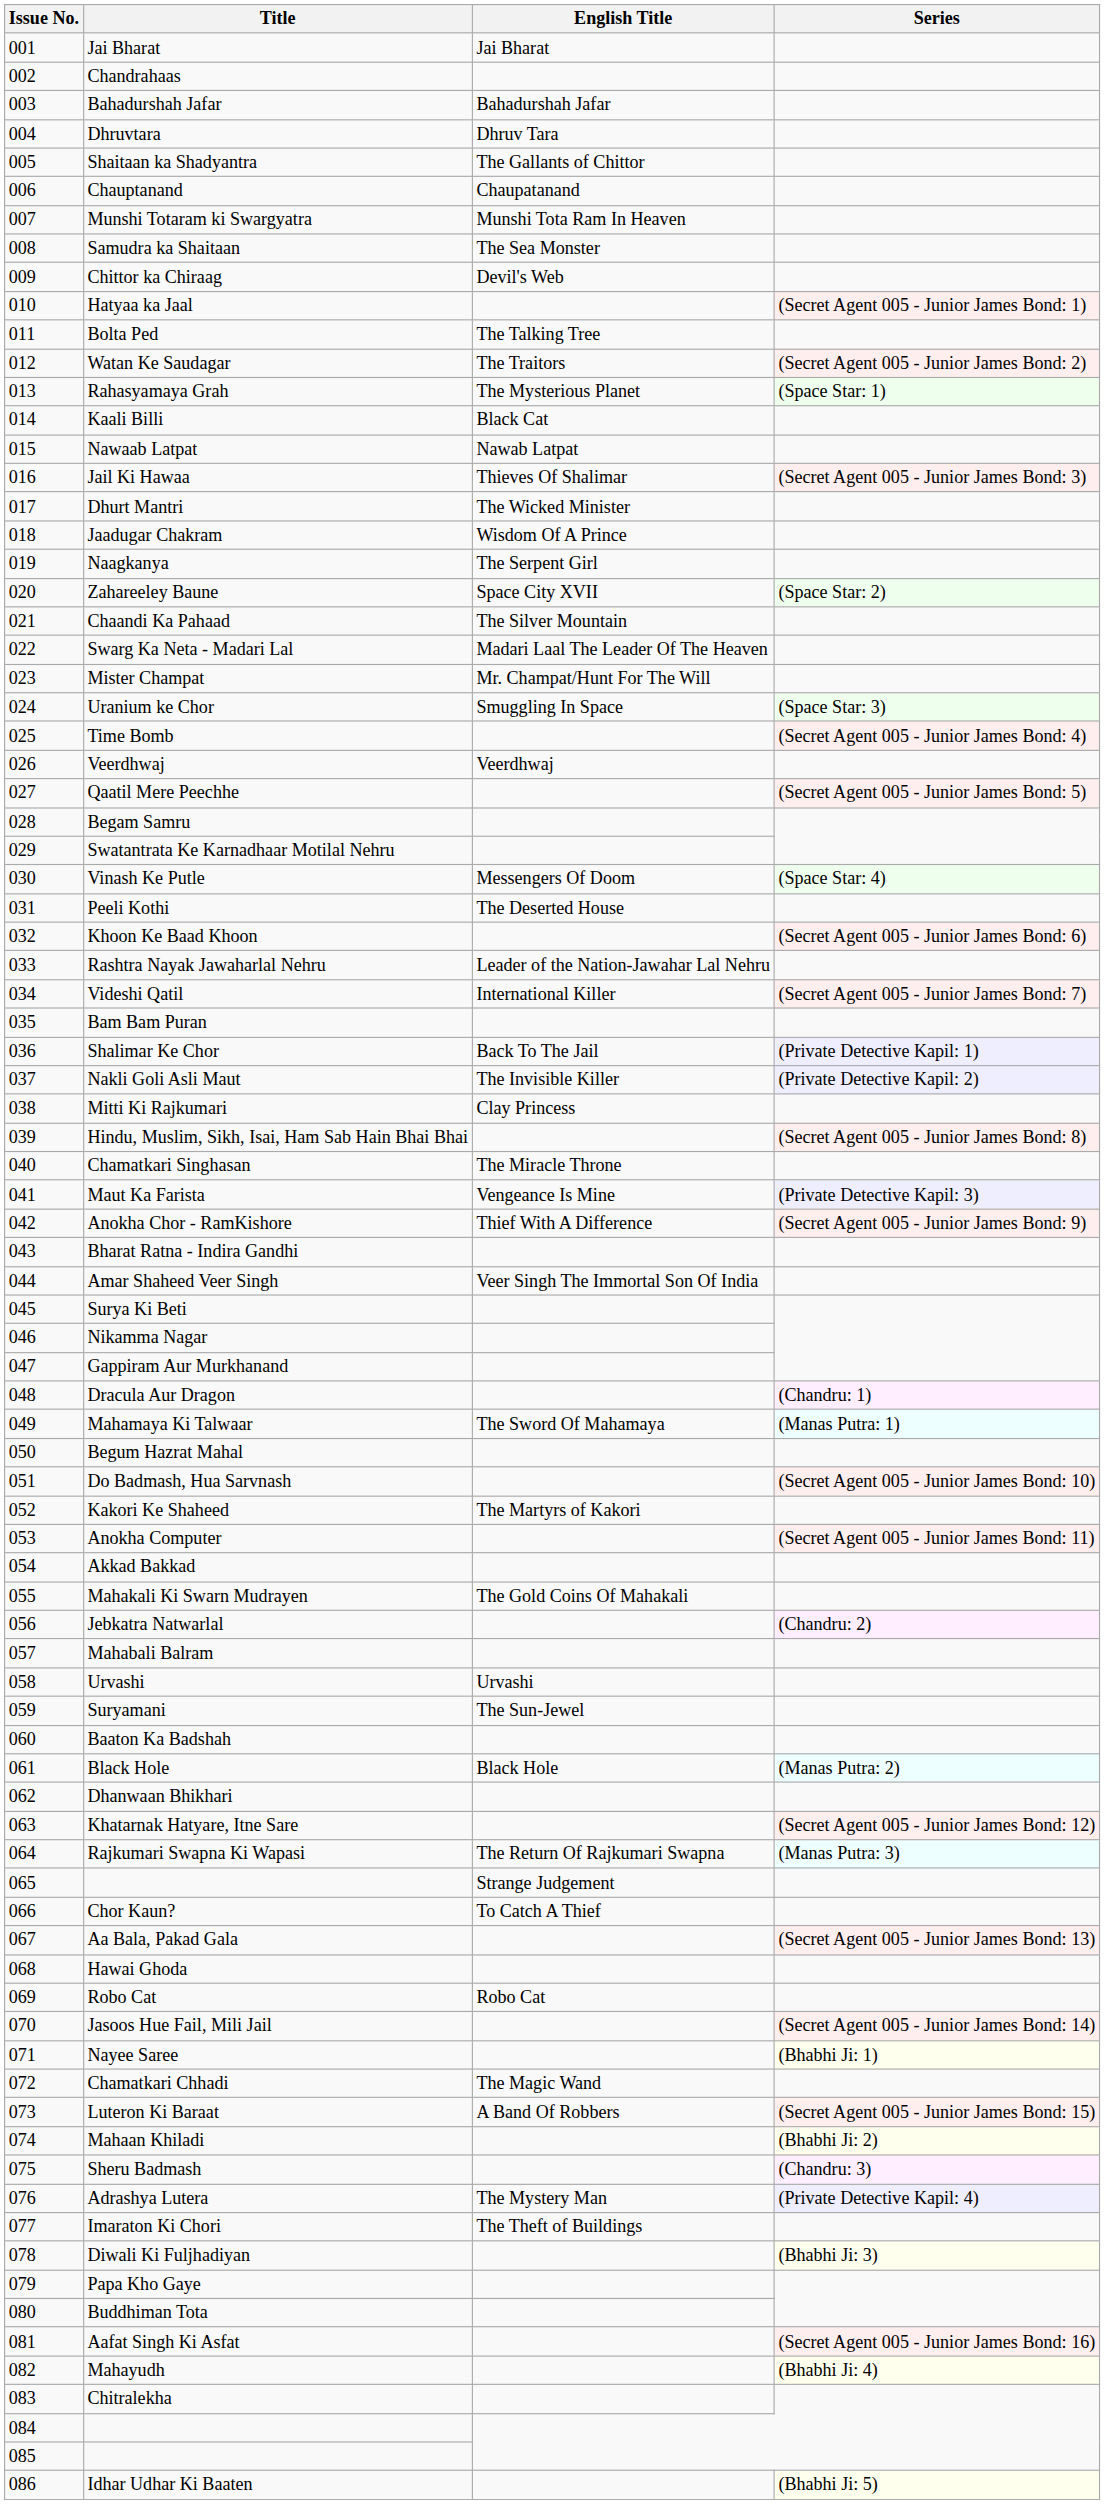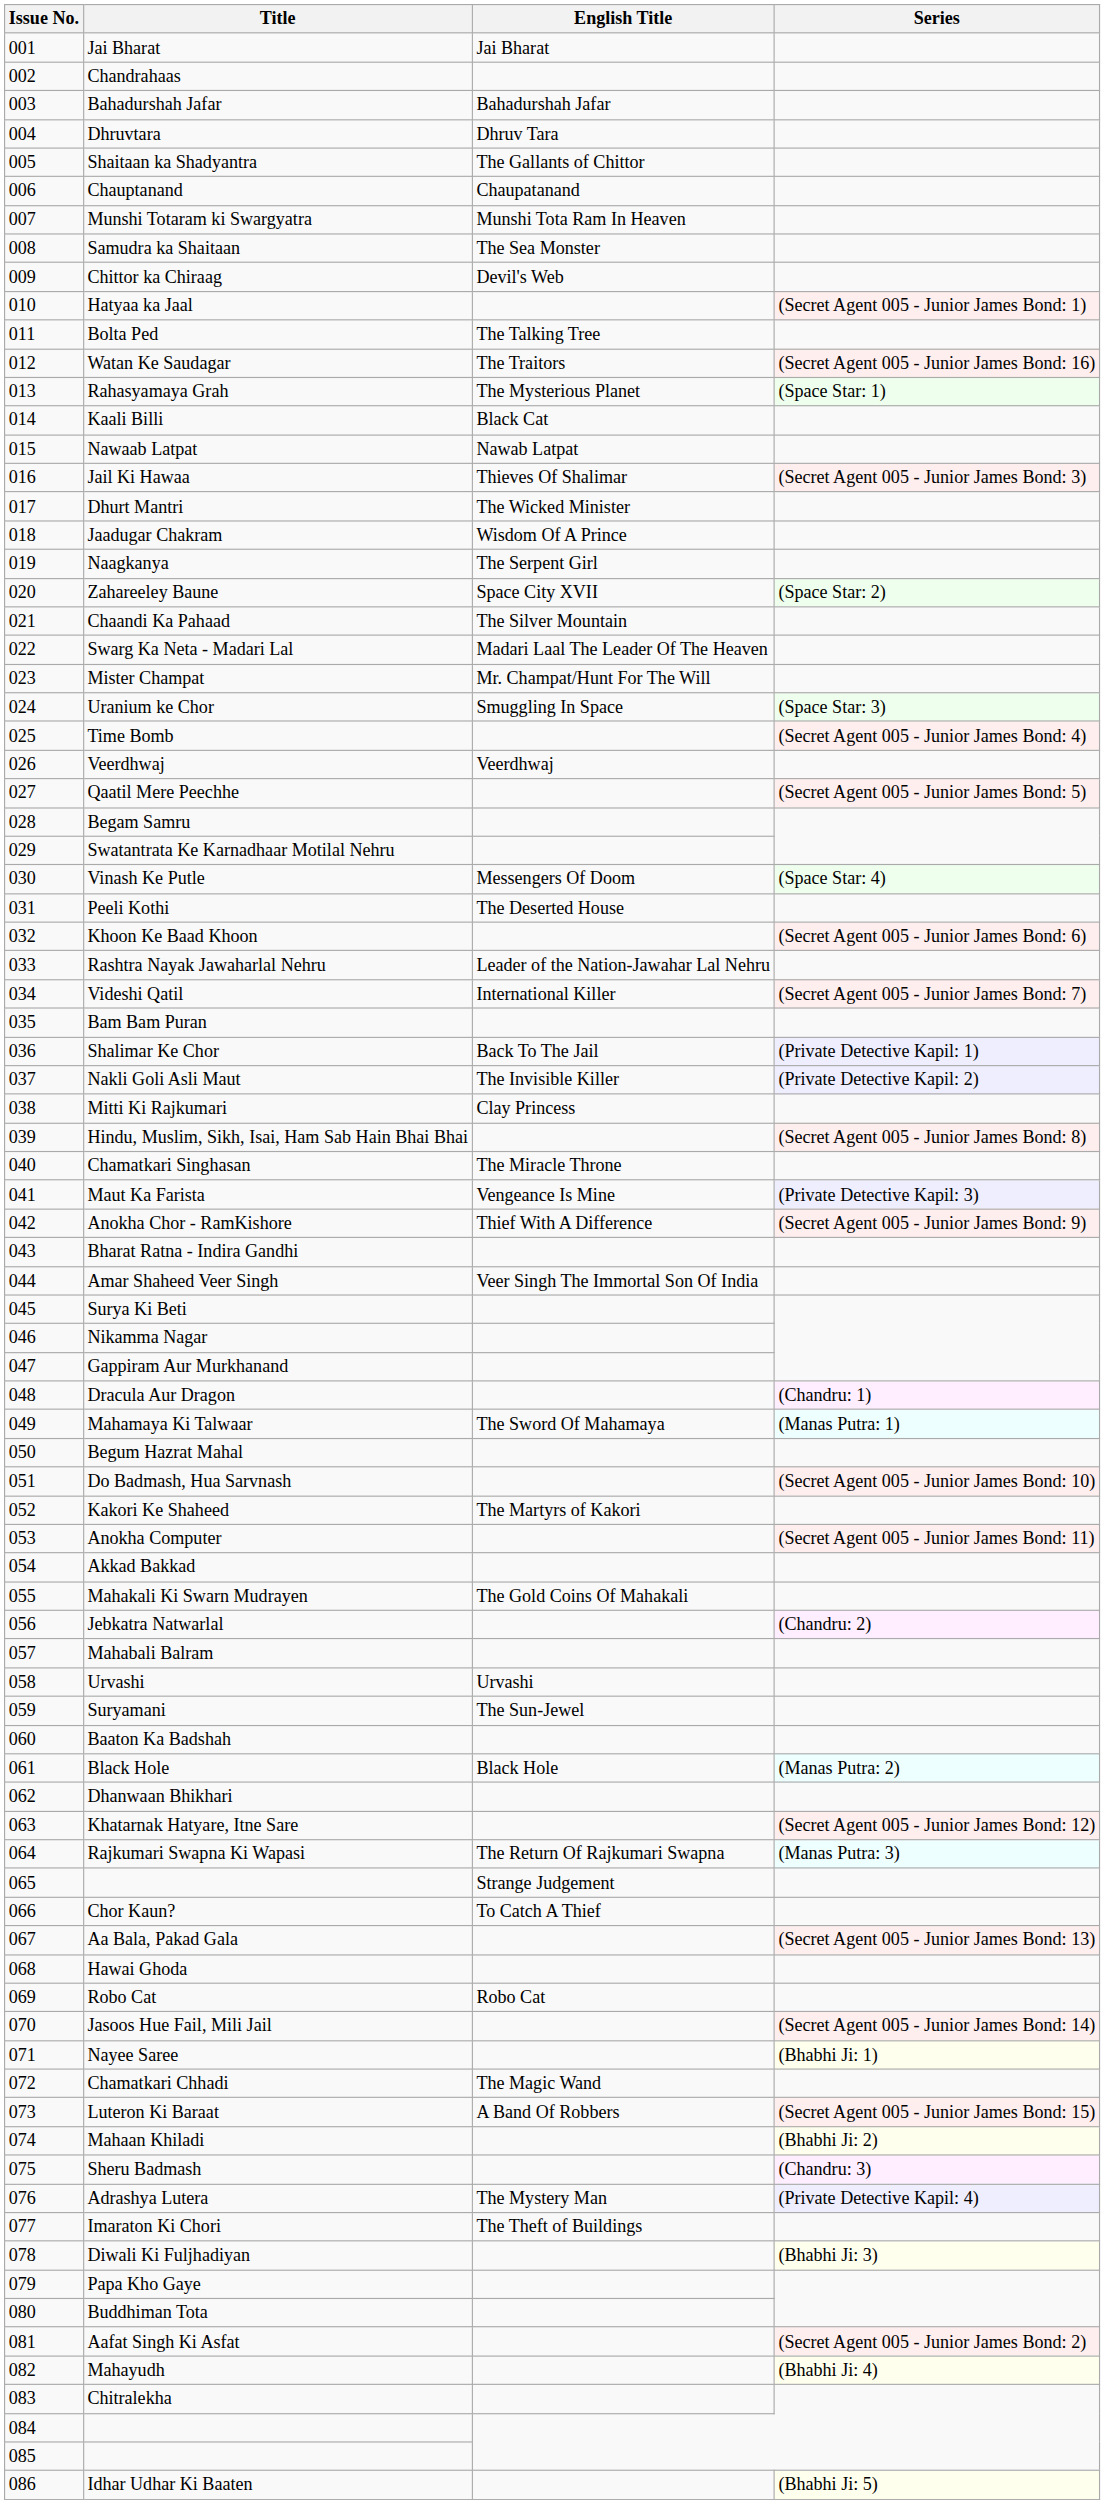(932, 362) (Secret Agent 005 - Junior James Bond: 2) -> (937, 362) (Secret Agent 005 - Junior James Bond: 16)
(937, 2341) (Secret Agent 005 - Junior James Bond: 16) -> (932, 2341) (Secret Agent 005 - Junior James Bond: 2)
